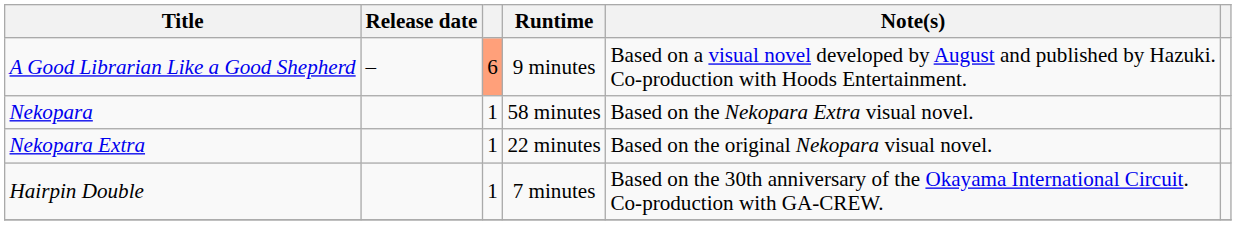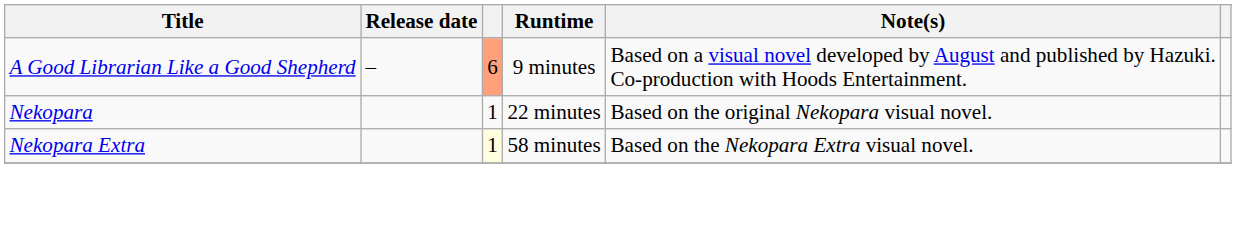(554, 111) 58 minutes -> (554, 111) 22 minutes
(792, 111) Based on the Nekopara Extra visual novel. -> (801, 111) Based on the original Nekopara visual novel.
(492, 145) no background -> (492, 145) lightyellow background
(554, 145) 22 minutes -> (554, 145) 58 minutes
(801, 145) Based on the original Nekopara visual novel. -> (792, 145) Based on the Nekopara Extra visual novel.
- row: (77, 190)
